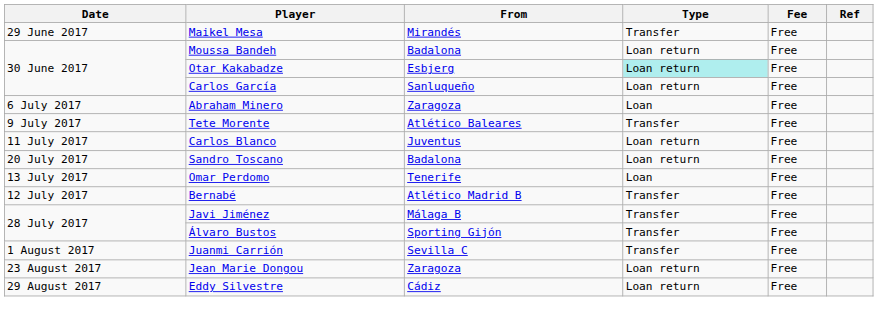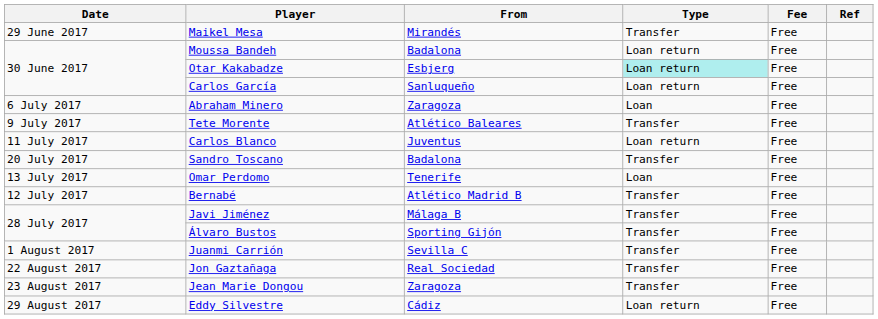(663, 159) Loan return -> (653, 159) Transfer
+ row: (232, 269)
(663, 269) Loan return -> (653, 287) Transfer
